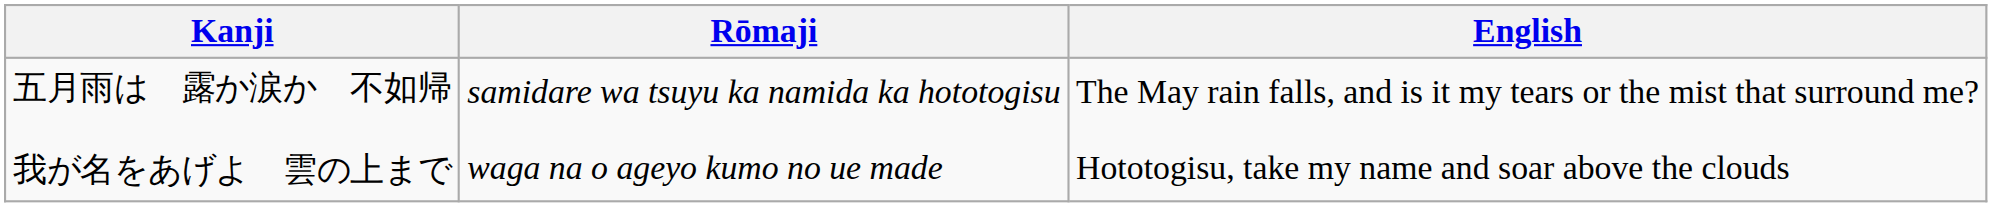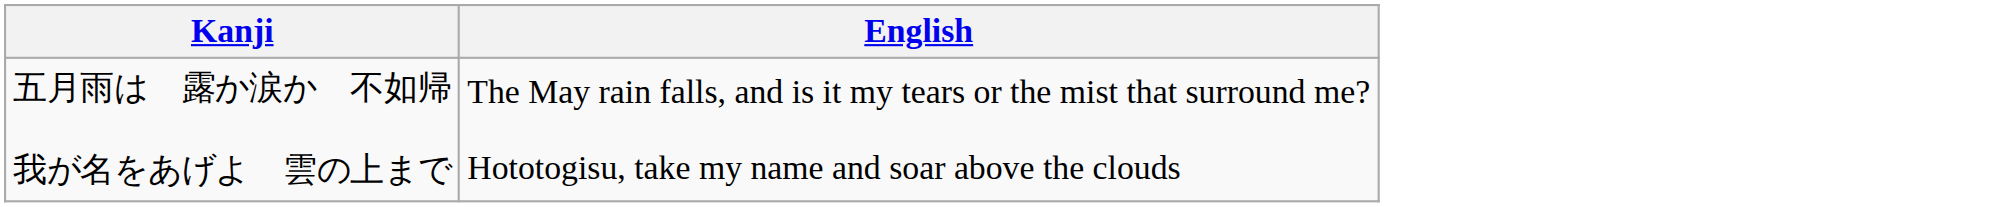- column: (764, 31)
